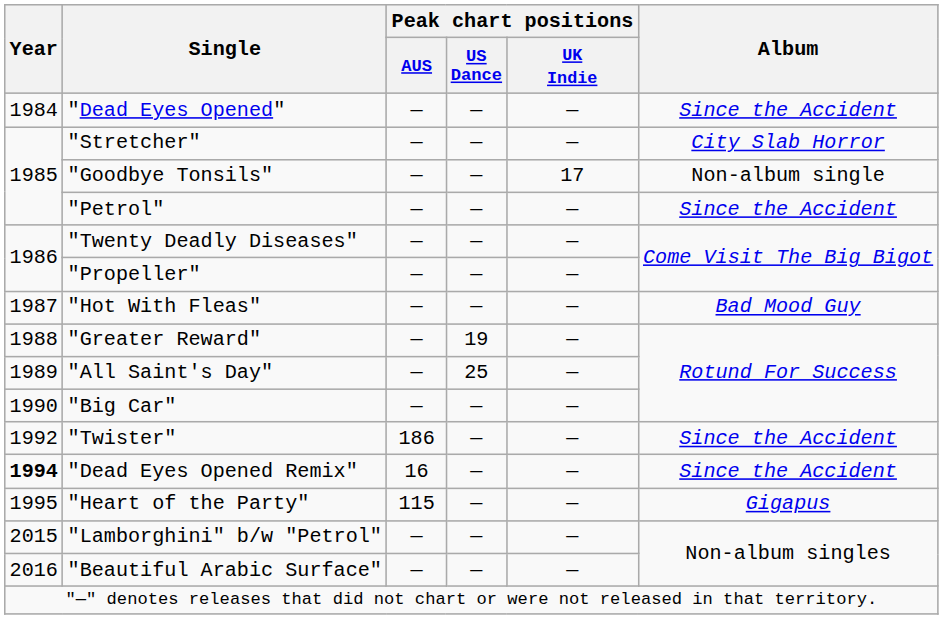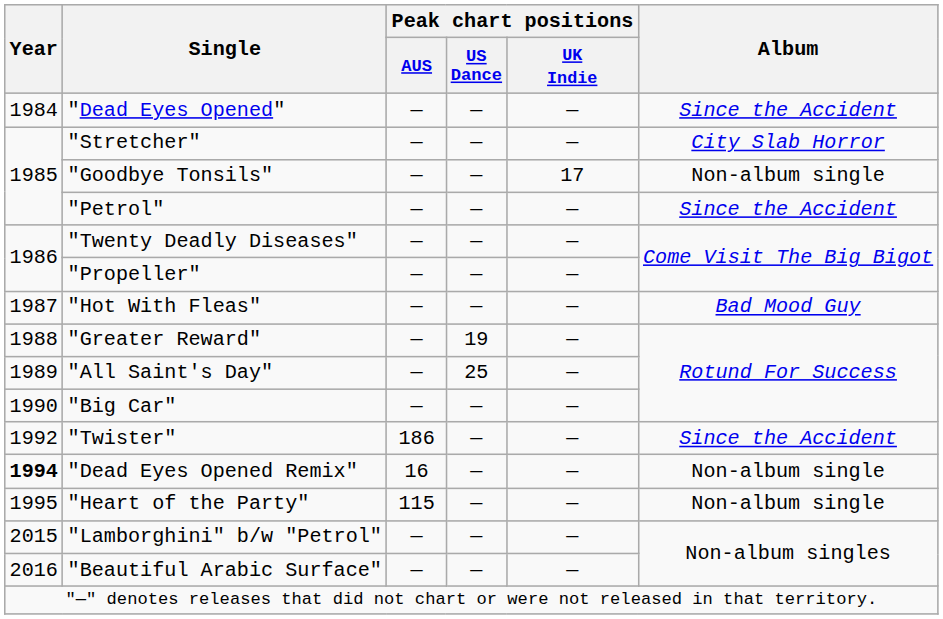(788, 471) Since the Accident -> (788, 471) Non-album single
(788, 504) Gigapus -> (788, 504) Non-album single
